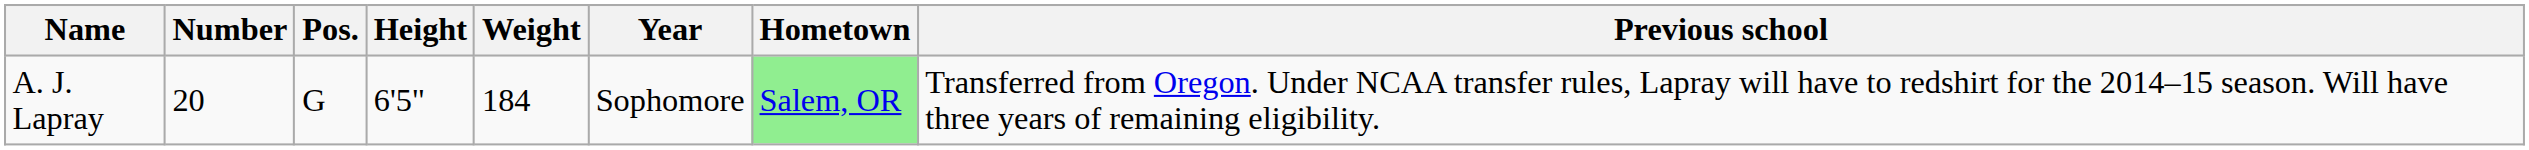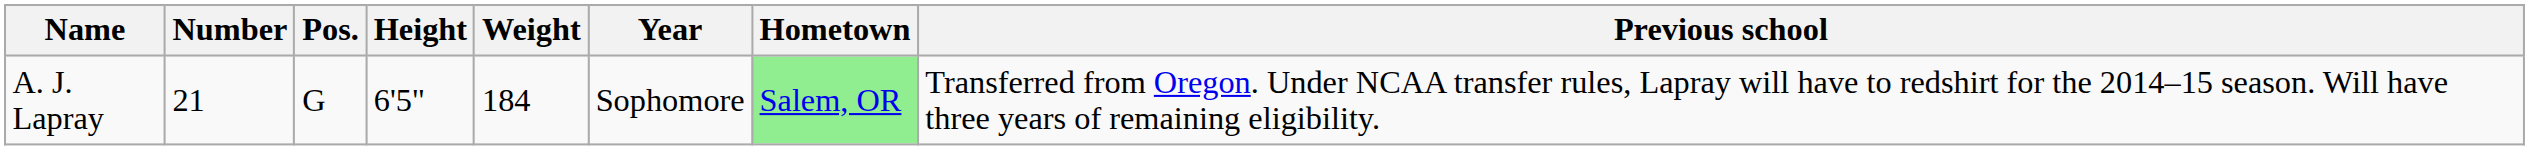(189, 99) 20 -> (189, 99) 21
